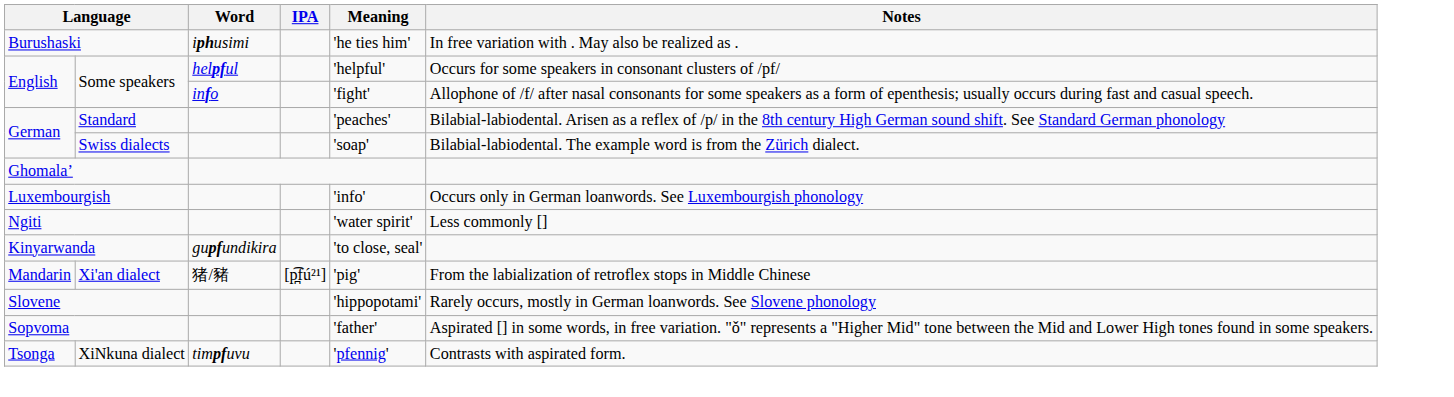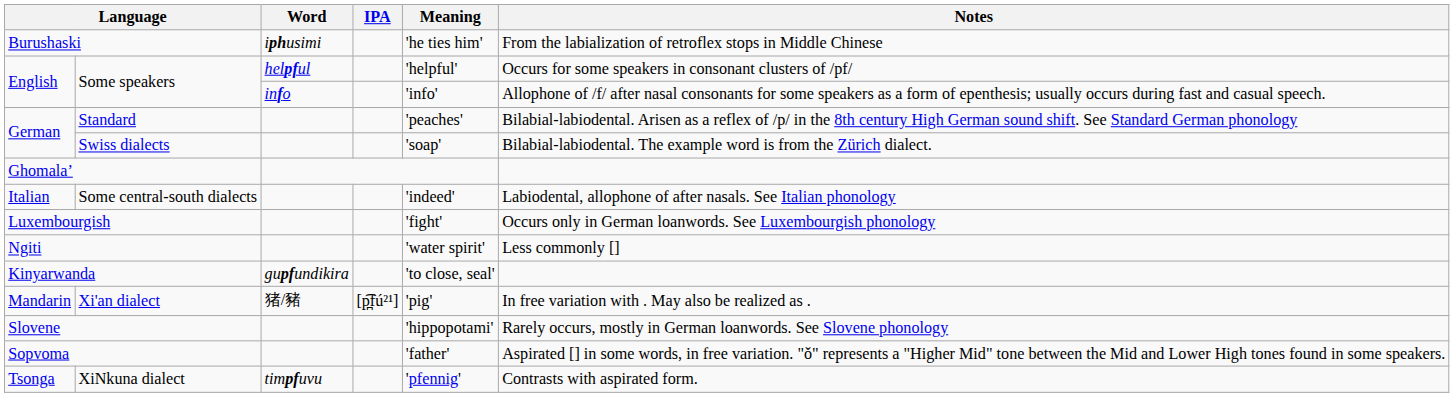(584, 42) In free variation with . May also be realized as . -> (692, 42) From the labialization of retroflex stops in Middle Chinese
(352, 94) 'fight' -> (422, 94) 'info'
+ row: (168, 196)
(350, 196) 'info' -> (424, 222) 'fight'
(620, 275) From the labialization of retroflex stops in Middle Chinese -> (656, 300) In free variation with . May also be realized as .
